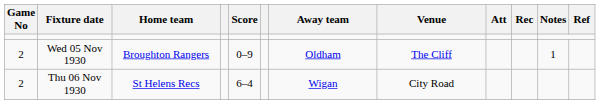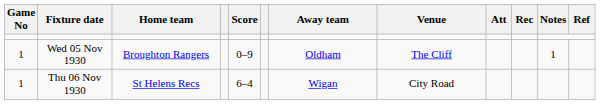(21, 54) 2 -> (21, 54) 1
(21, 84) 2 -> (21, 84) 1
